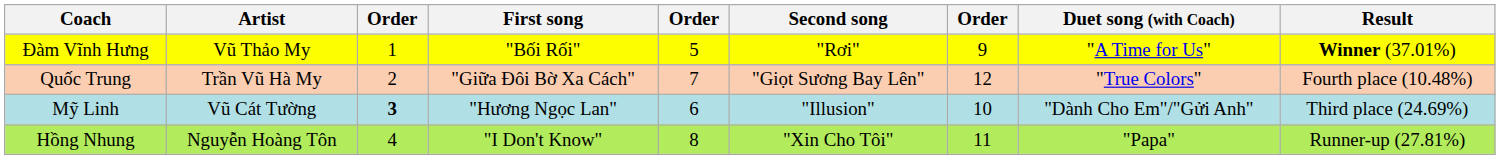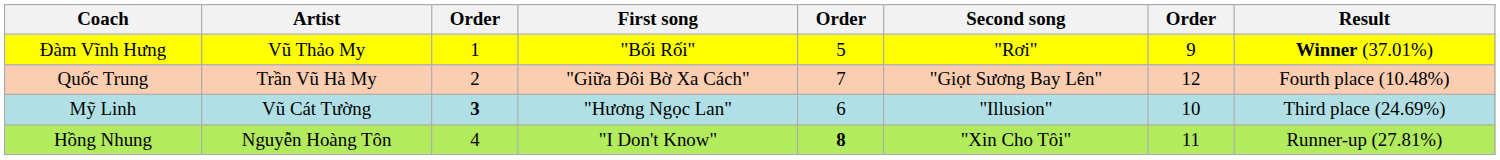- column: (1149, 19)
(694, 139) normal -> (841, 139) bold
